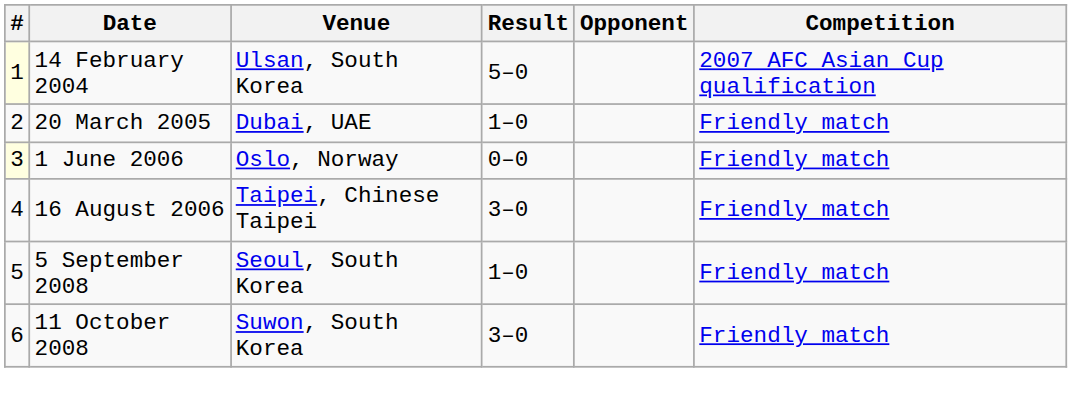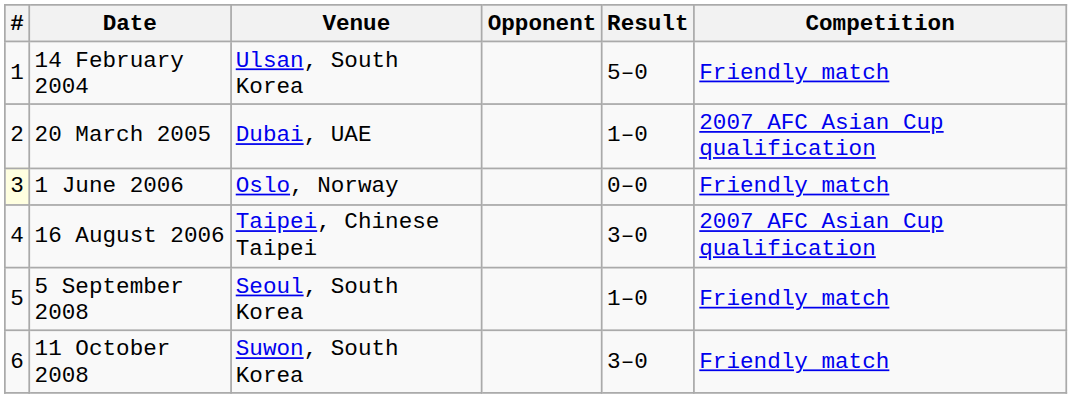columns swapped: (634, 23) <-> (528, 23)
(17, 73) lightyellow background -> (17, 73) no background
(821, 73) 2007 AFC Asian Cup qualification -> (794, 73) Friendly match
(794, 123) Friendly match -> (821, 136) 2007 AFC Asian Cup qualification
(794, 210) Friendly match -> (821, 236) 2007 AFC Asian Cup qualification
